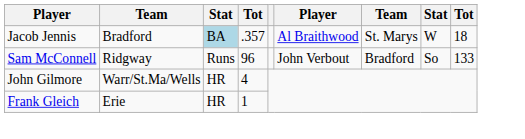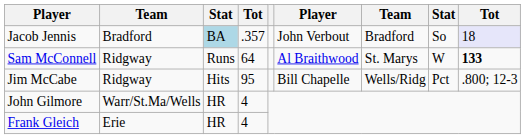(318, 36) Al Braithwood -> (313, 36) John Verbout
(391, 36) St. Marys -> (389, 36) Bradford
(430, 36) W -> (439, 36) So
(461, 36) no background -> (468, 36) lavender background
(248, 58) 96 -> (248, 58) 64
(313, 58) John Verbout -> (318, 58) Al Braithwood
(389, 58) Bradford -> (391, 58) St. Marys
(431, 58) So -> (438, 58) W
(464, 58) normal -> (472, 58) bold
+ row: (42, 79)
(244, 101) 1 -> (244, 123) 4
